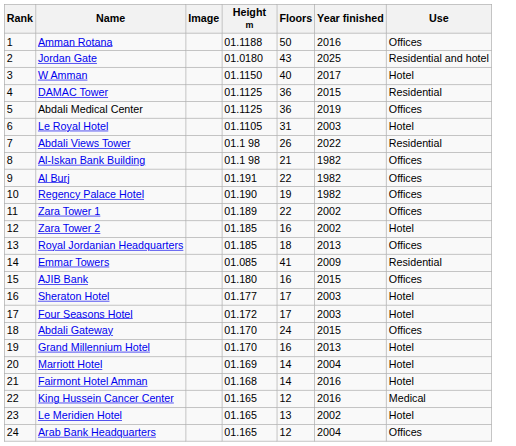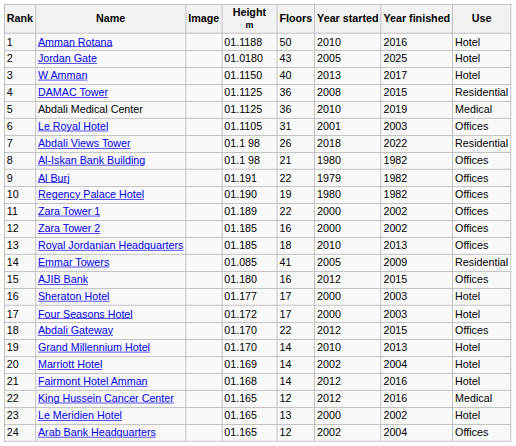+ column: (348, 19)
(405, 42) Offices -> (468, 42) Hotel
(439, 59) Residential and hotel -> (468, 59) Hotel
(405, 110) Offices -> (474, 110) Medical
(401, 127) Hotel -> (472, 127) Offices
(401, 229) Hotel -> (472, 229) Offices
(285, 331) 24 -> (285, 331) 22
(285, 348) 16 -> (285, 348) 14
